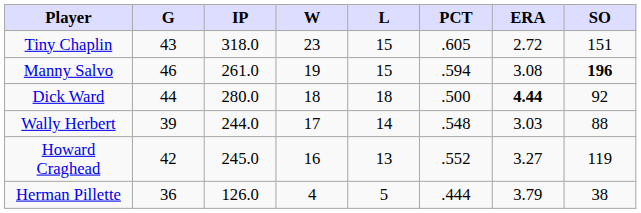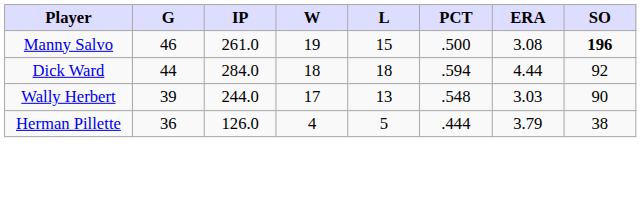- row: (68, 44)
(456, 70) .594 -> (456, 44) .500
(240, 96) 280.0 -> (240, 70) 284.0
(456, 96) .500 -> (456, 70) .594
(528, 96) bold -> (528, 70) normal
(384, 123) 14 -> (384, 96) 13
(600, 123) 88 -> (600, 96) 90
- row: (68, 159)
